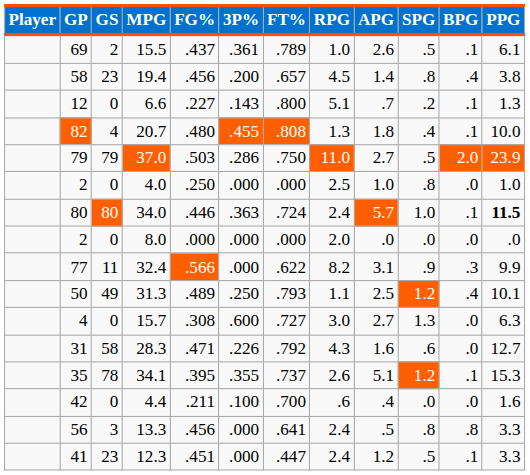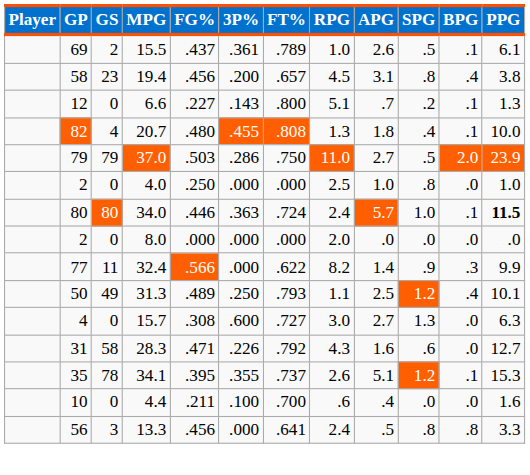(383, 76) 1.4 -> (383, 76) 3.1
(383, 266) 3.1 -> (383, 266) 1.4
(79, 402) 42 -> (79, 402) 10
- row: (151, 456)
